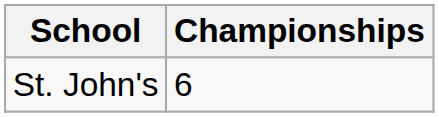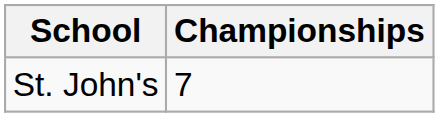(183, 84) 6 -> (183, 84) 7
